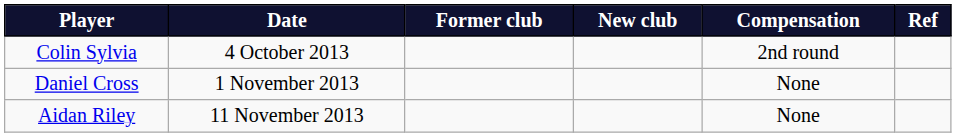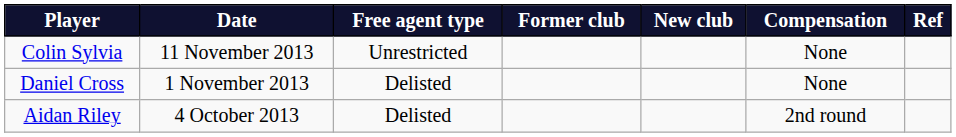+ column: (418, 20)
(287, 52) 4 October 2013 -> (237, 52) 11 November 2013
(798, 52) 2nd round -> (825, 52) None
(287, 115) 11 November 2013 -> (237, 115) 4 October 2013
(798, 115) None -> (825, 115) 2nd round
